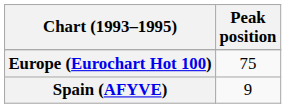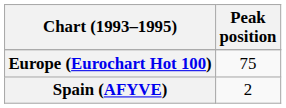(248, 90) 9 -> (248, 90) 2
